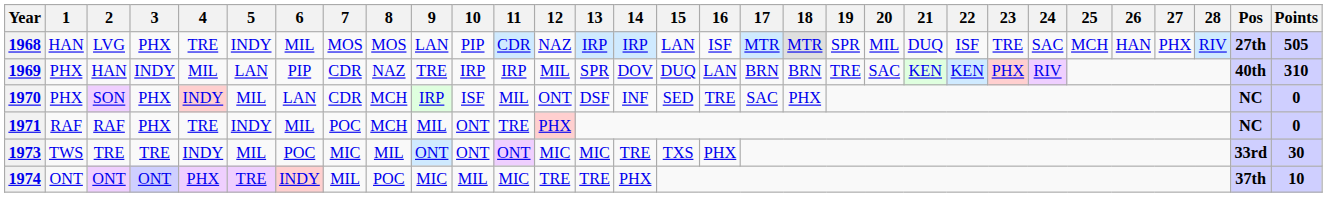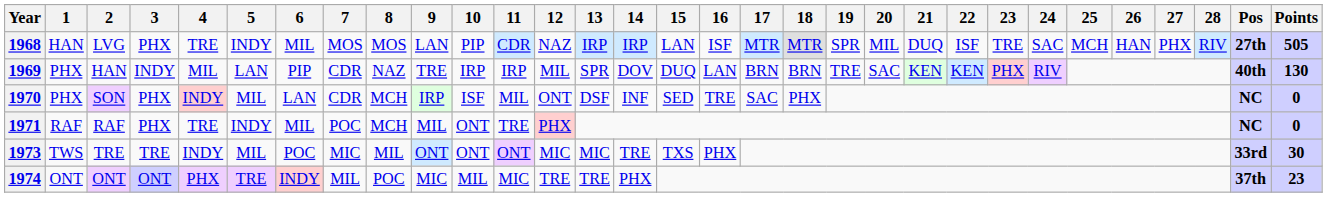(1296, 71) 310 -> (1296, 71) 130
(1296, 179) 10 -> (1296, 179) 23
